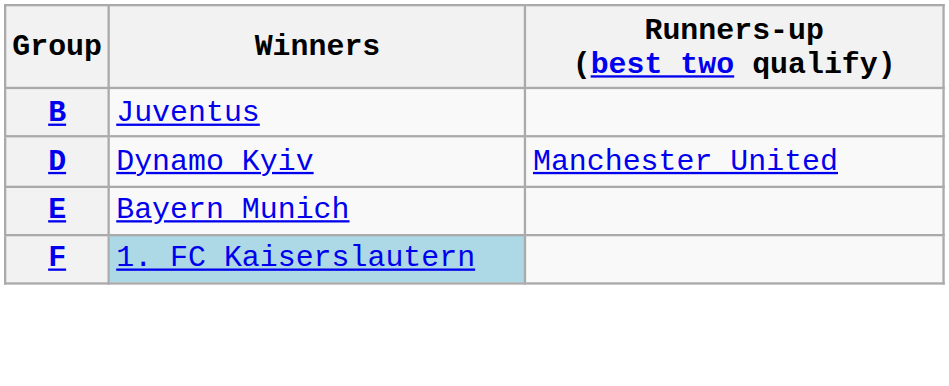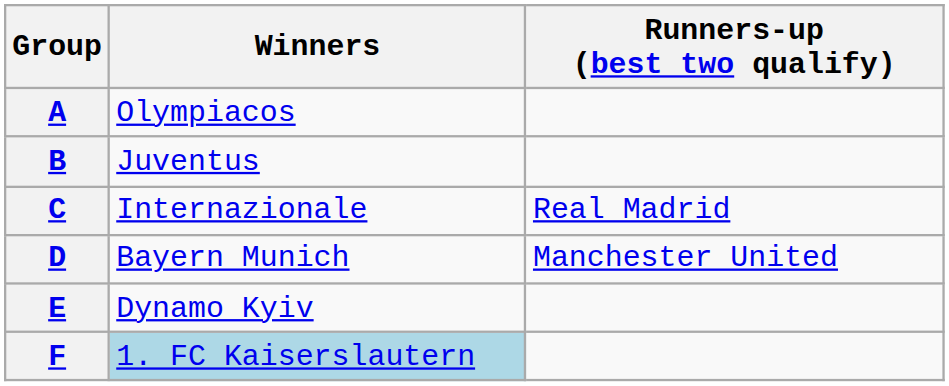+ row: (57, 113)
+ row: (57, 210)
(215, 161) Dynamo Kyiv -> (233, 259) Bayern Munich
(233, 210) Bayern Munich -> (215, 308) Dynamo Kyiv
